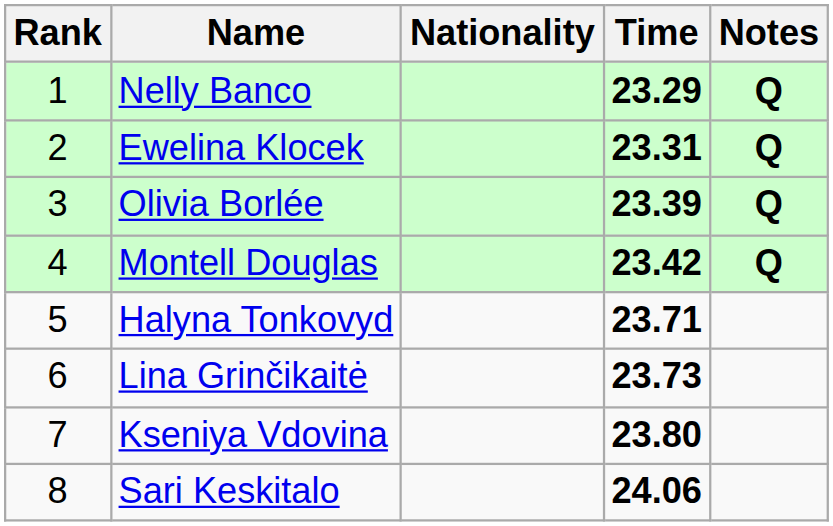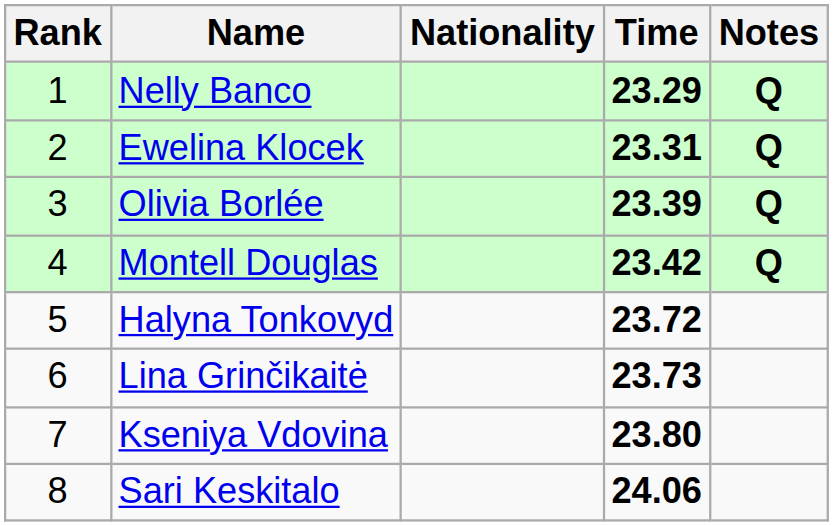(657, 319) 23.71 -> (657, 319) 23.72
